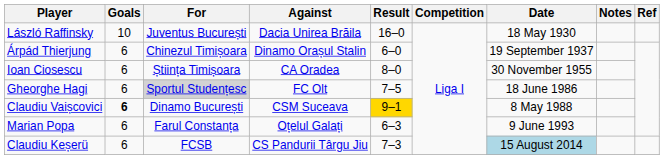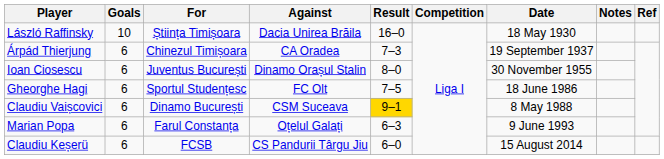(196, 32) Juventus București -> (196, 32) Știința Timișoara
(310, 51) Dinamo Orașul Stalin -> (310, 51) CA Oradea
(391, 51) 6–0 -> (391, 51) 7–3
(196, 70) Știința Timișoara -> (196, 70) Juventus București
(310, 70) CA Oradea -> (310, 70) Dinamo Orașul Stalin
(196, 88) lightgrey background -> (196, 88) no background
(124, 107) bold -> (124, 107) normal
(391, 145) 7–3 -> (391, 145) 6–0
(542, 145) lightblue background -> (542, 145) no background
